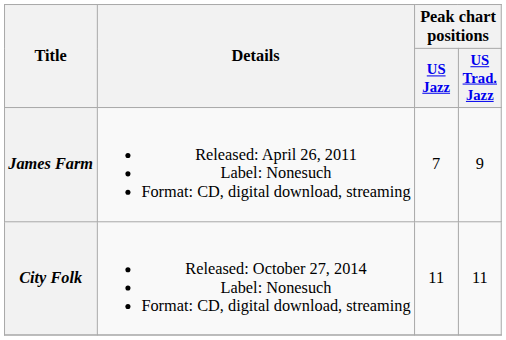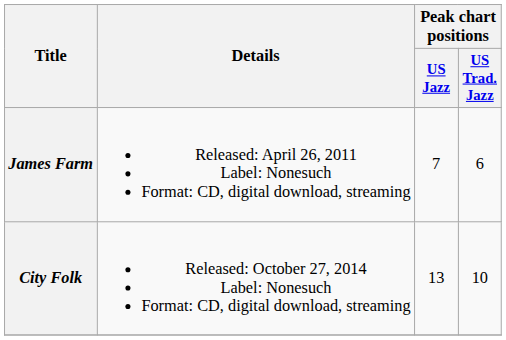(480, 164) 9 -> (480, 164) 6
(436, 278) 11 -> (436, 278) 13
(480, 278) 11 -> (480, 278) 10
